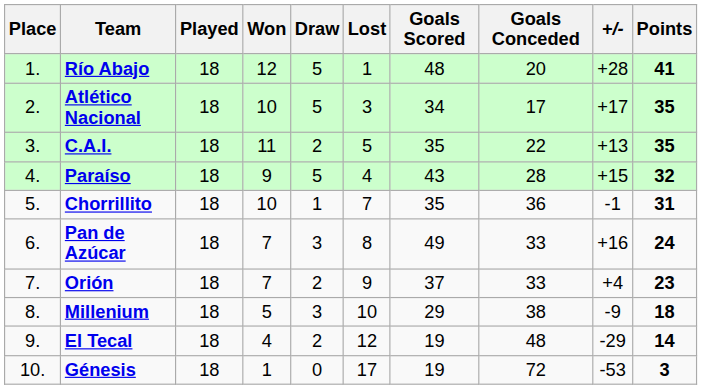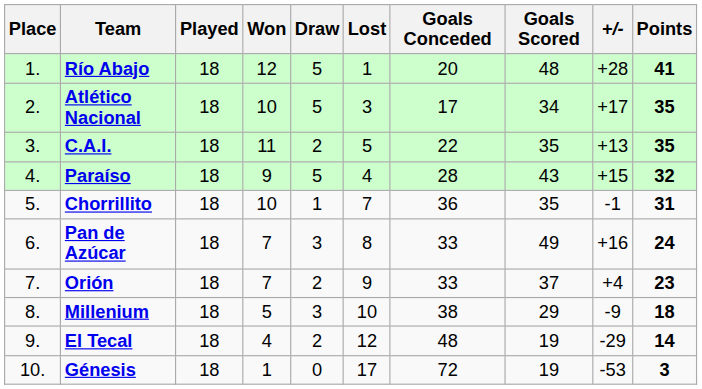columns swapped: (435, 29) <-> (536, 29)
